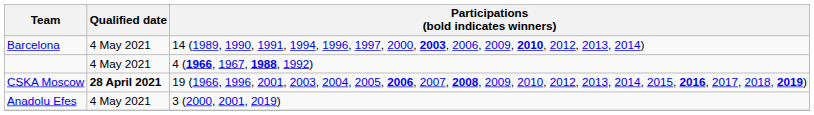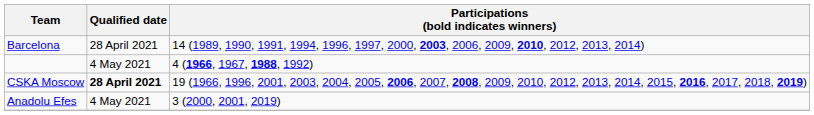(120, 45) 4 May 2021 -> (124, 45) 28 April 2021
